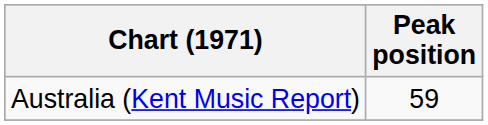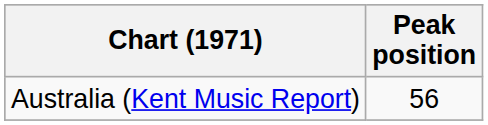(424, 98) 59 -> (424, 98) 56
